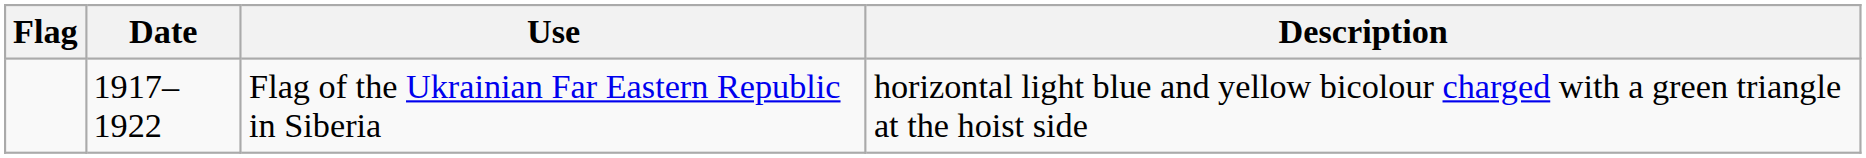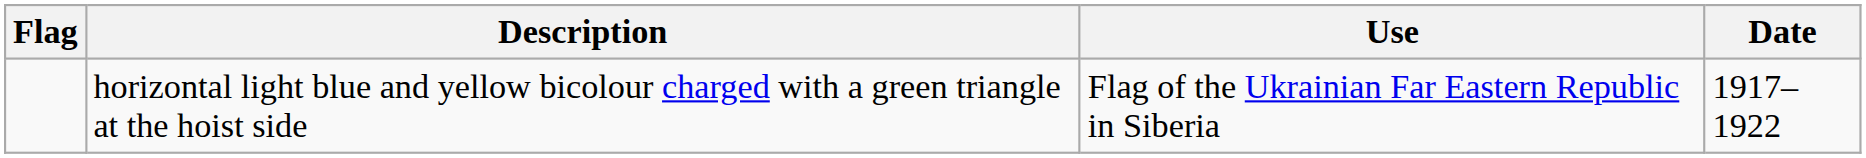columns swapped: (163, 31) <-> (1363, 31)
